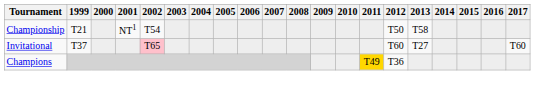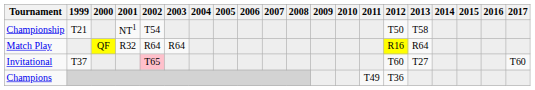+ row: (29, 46)
(372, 62) gold background -> (372, 77) no background
